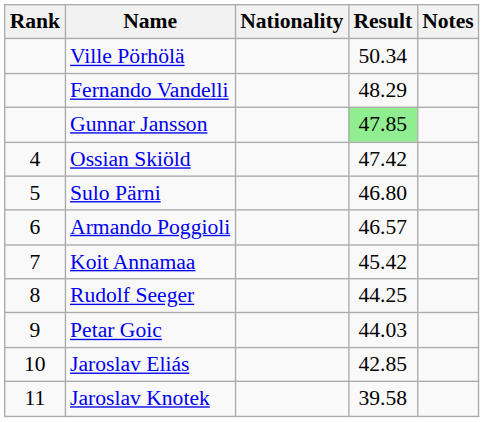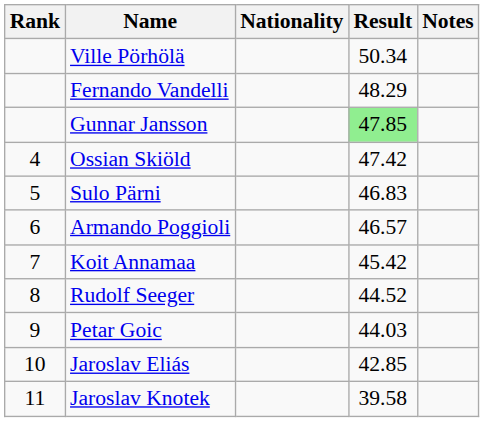(383, 192) 46.80 -> (383, 192) 46.83
(383, 295) 44.25 -> (383, 295) 44.52
